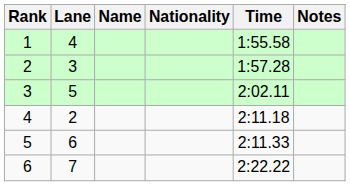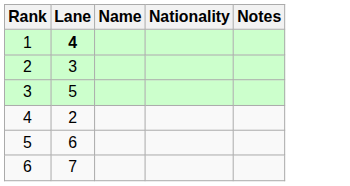- column: (264, 17)
(73, 42) normal -> (73, 42) bold
